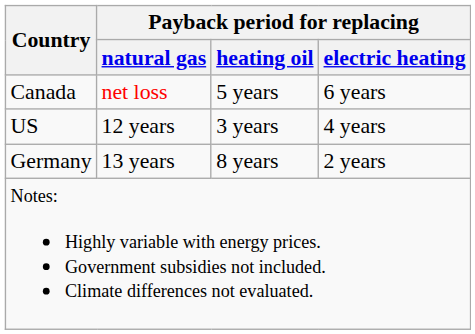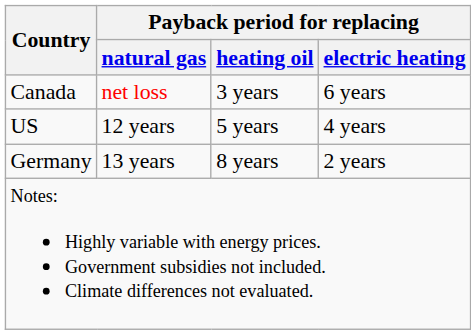(247, 91) 5 years -> (247, 91) 3 years
(247, 126) 3 years -> (247, 126) 5 years
